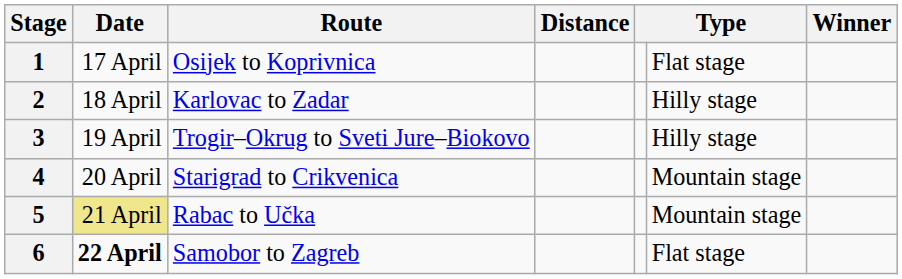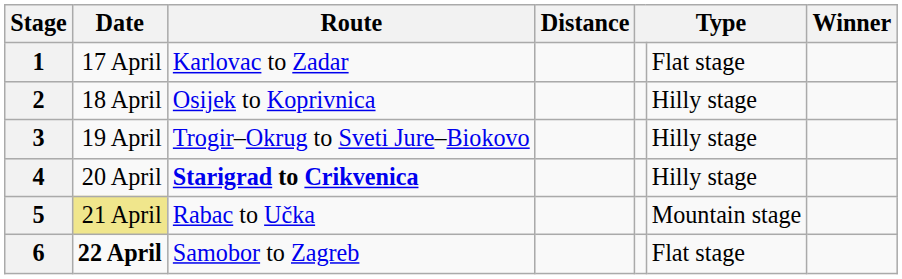(274, 61) Osijek to Koprivnica -> (261, 61) Karlovac to Zadar
(261, 100) Karlovac to Zadar -> (274, 100) Osijek to Koprivnica
(286, 176) normal -> (296, 176) bold
(727, 176) Mountain stage -> (704, 176) Hilly stage
